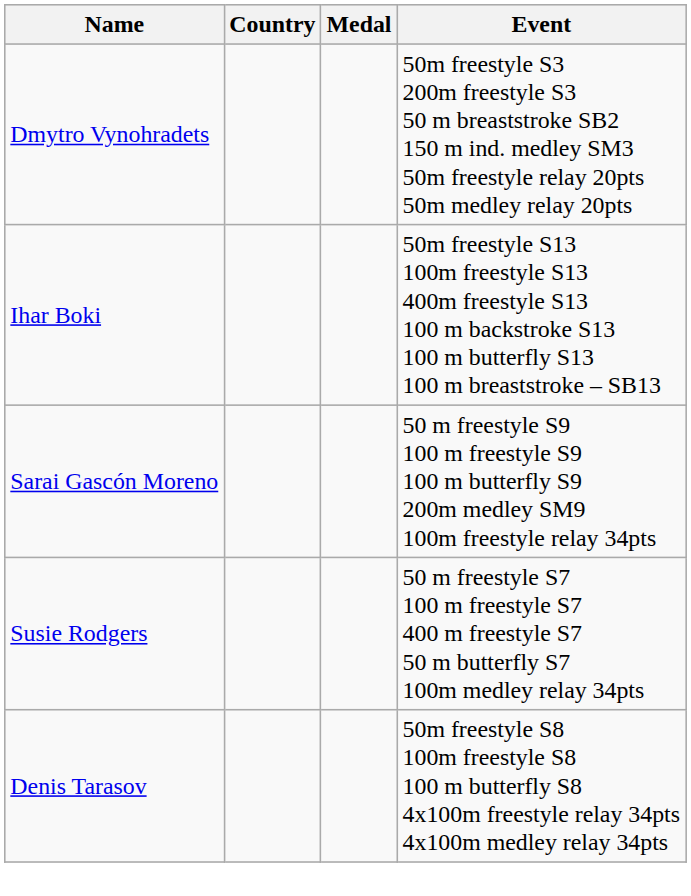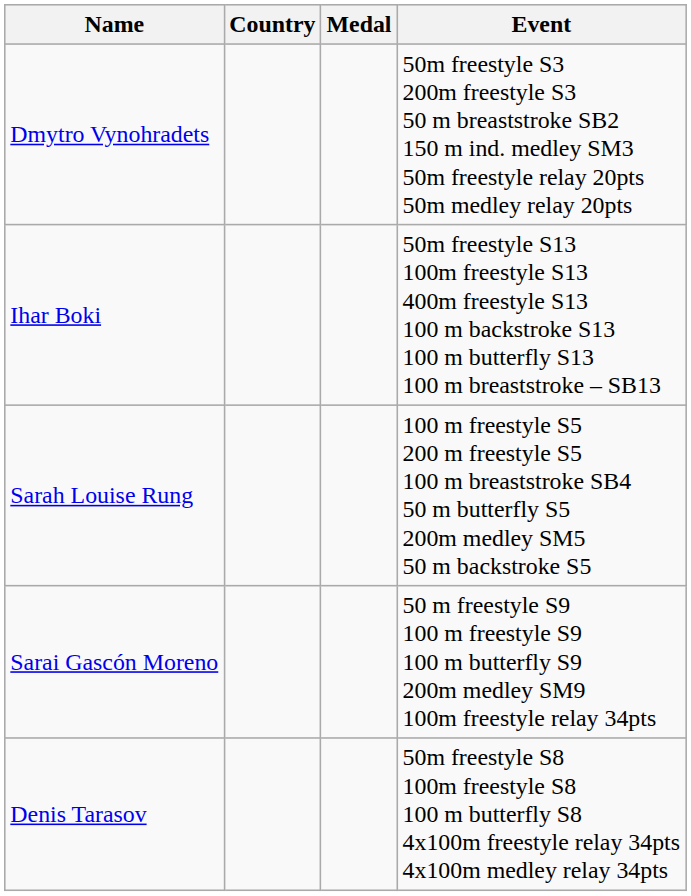+ row: (102, 495)
- row: (79, 633)
